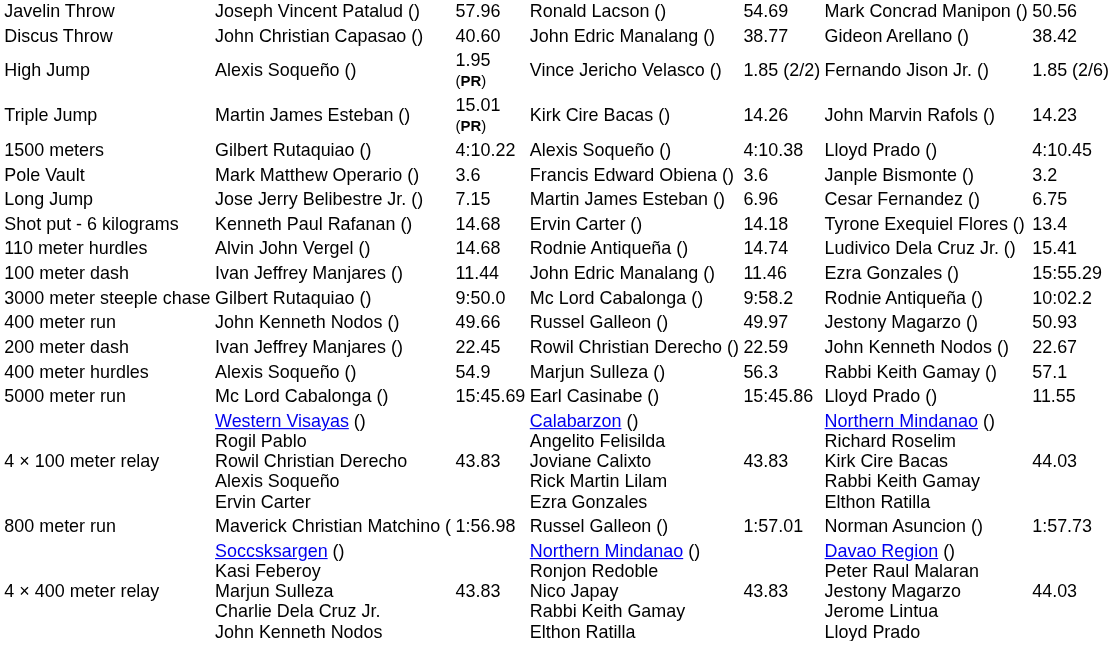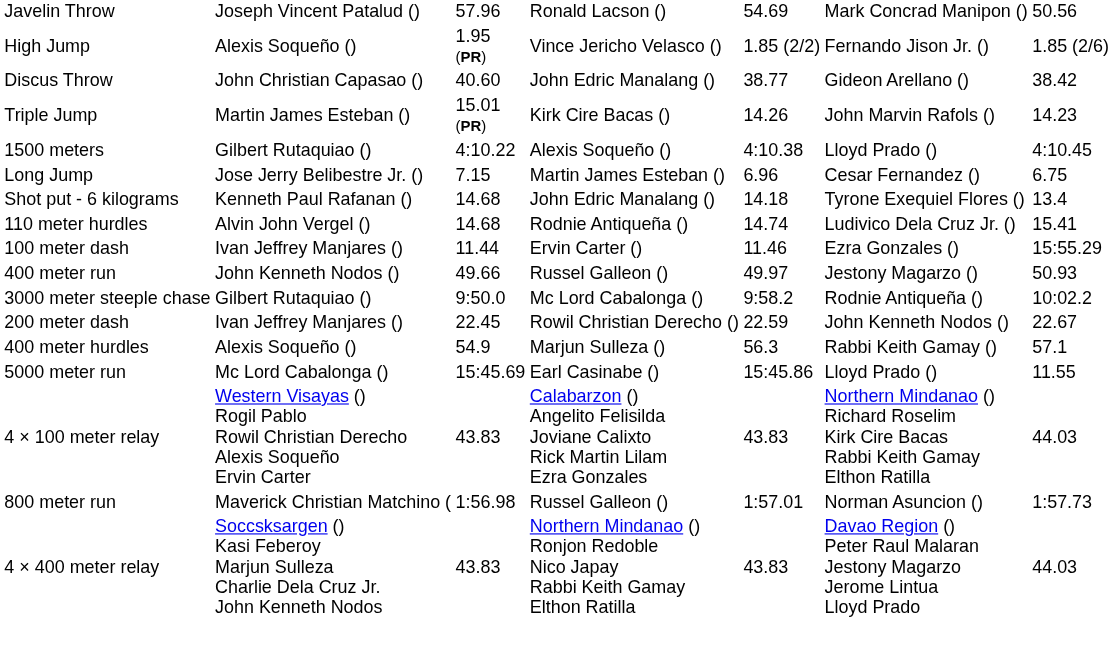rows swapped: (47, 70) <-> (58, 36)
- row: (45, 174)
(586, 224) Ervin Carter () -> (622, 199) John Edric Manalang ()
(622, 273) John Edric Manalang () -> (586, 248) Ervin Carter ()
rows swapped: (60, 322) <-> (107, 298)
